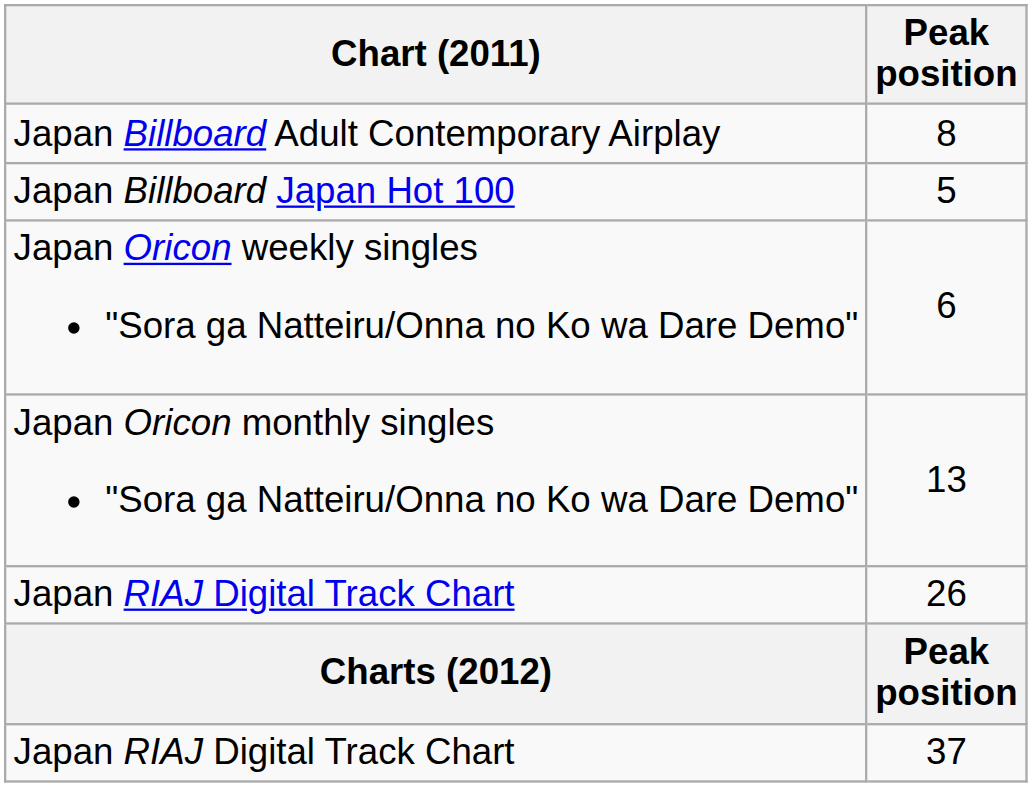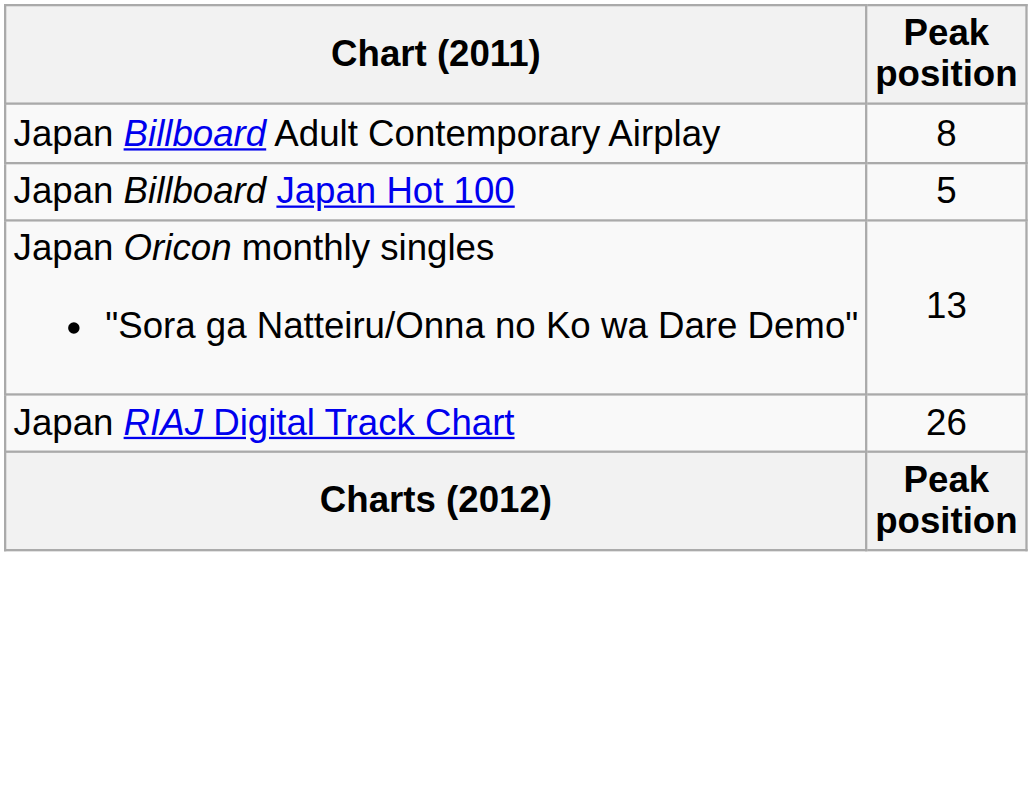- row: (946, 306)
- row: (946, 751)
